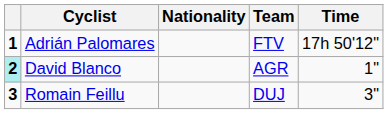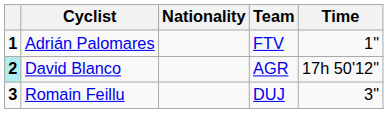(341, 43) 17h 50'12" -> (372, 43) 1"
(372, 69) 1" -> (341, 69) 17h 50'12"
